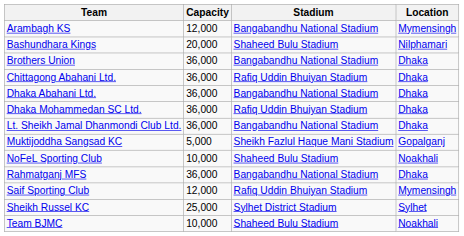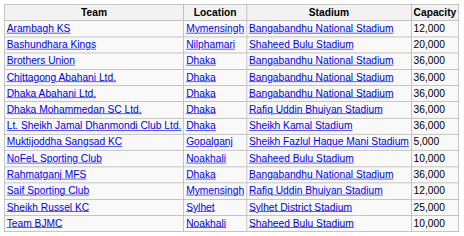columns swapped: (427, 12) <-> (207, 12)
(300, 77) Rafiq Uddin Bhuiyan Stadium -> (321, 77) Bangabandhu National Stadium
(306, 126) Bangabandhu National Stadium -> (301, 126) Sheikh Kamal Stadium
